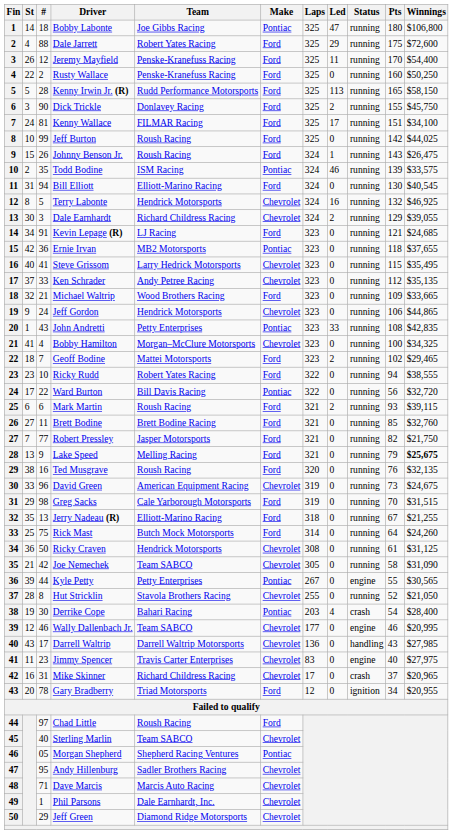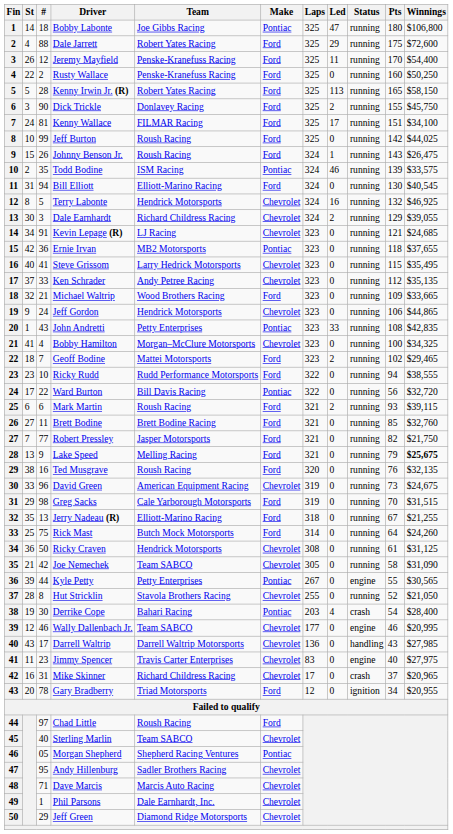(198, 91) Rudd Performance Motorsports -> (176, 91) Robert Yates Racing
(272, 233) Ford -> (282, 233) Chevrolet
(176, 375) Robert Yates Racing -> (198, 375) Rudd Performance Motorsports
